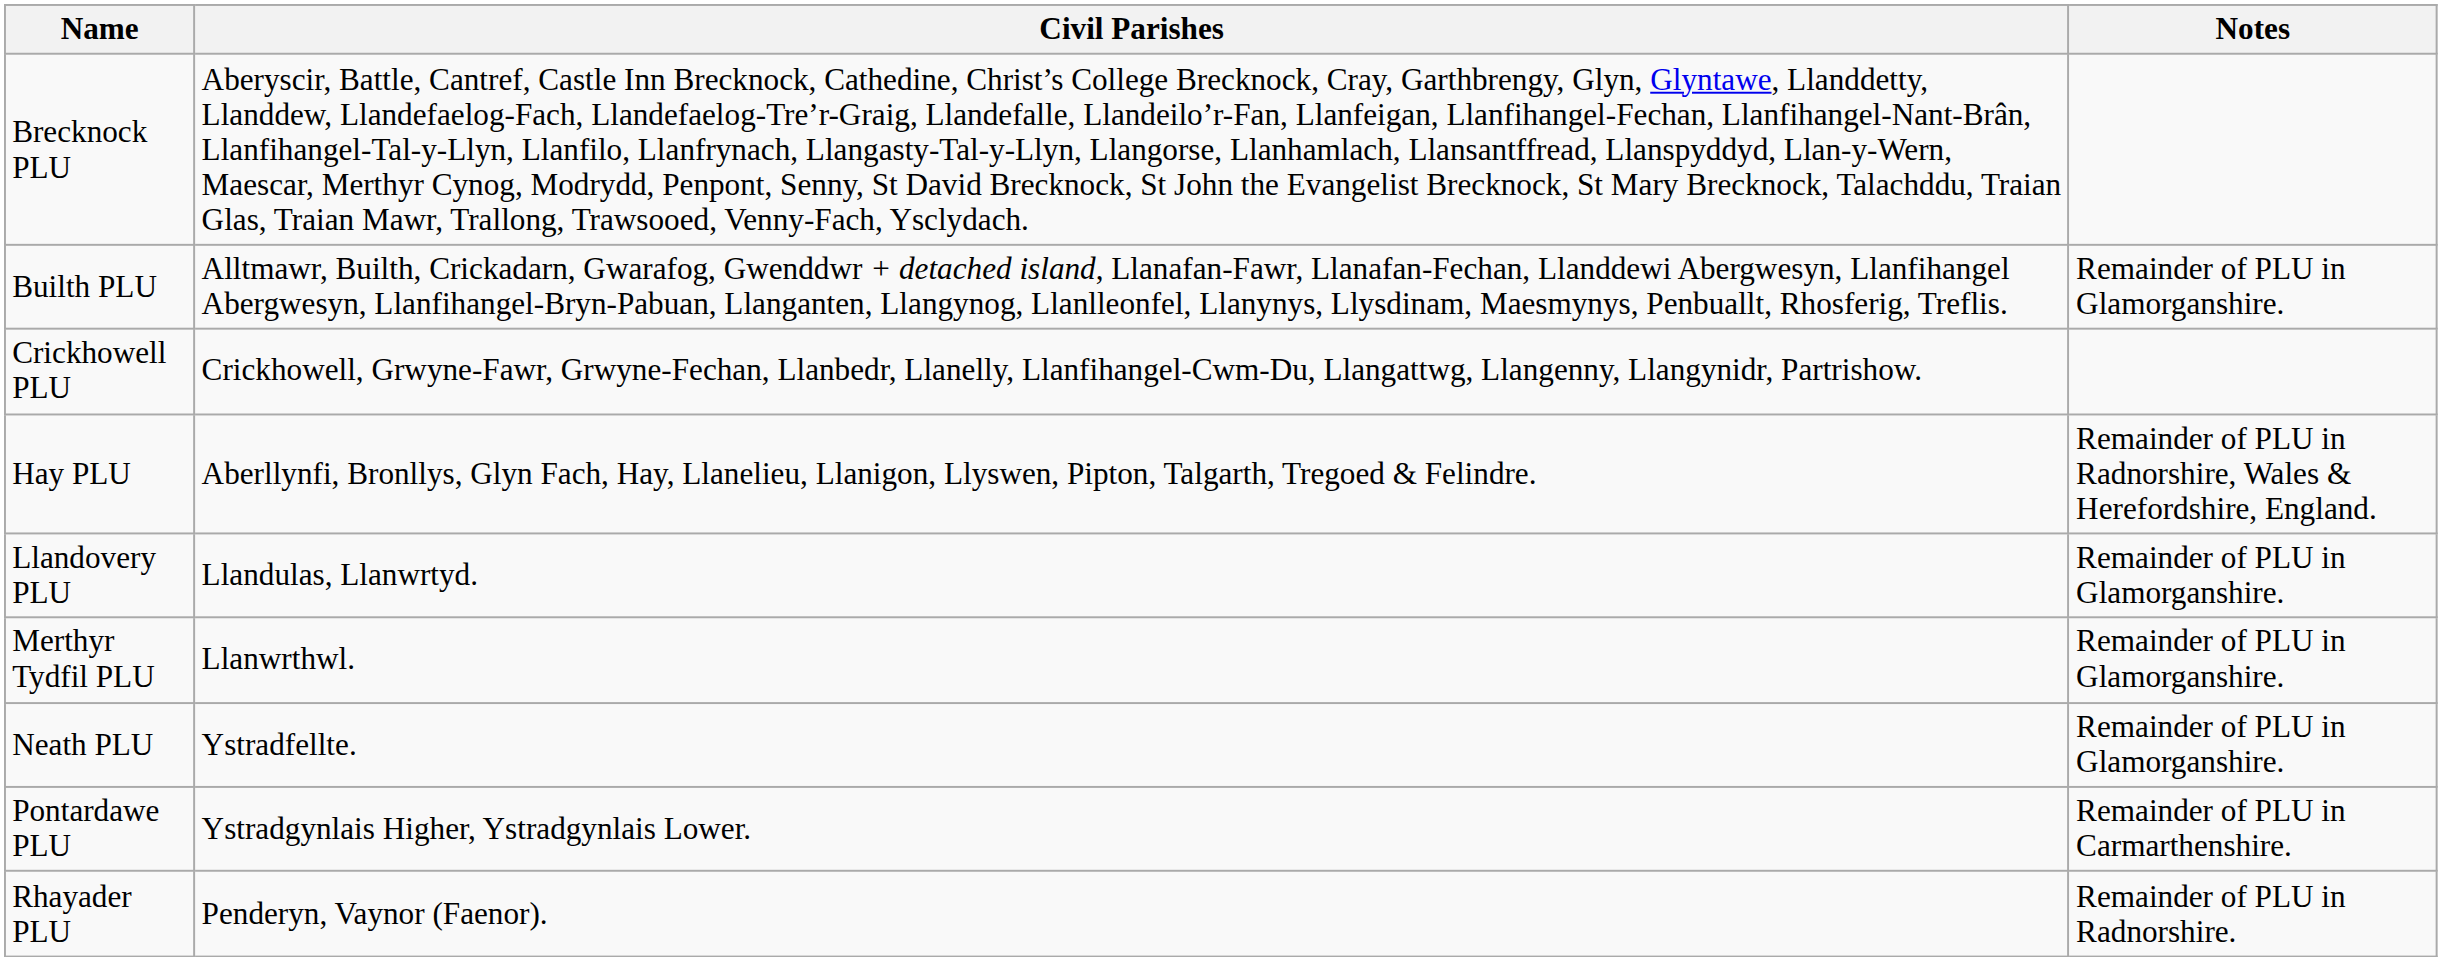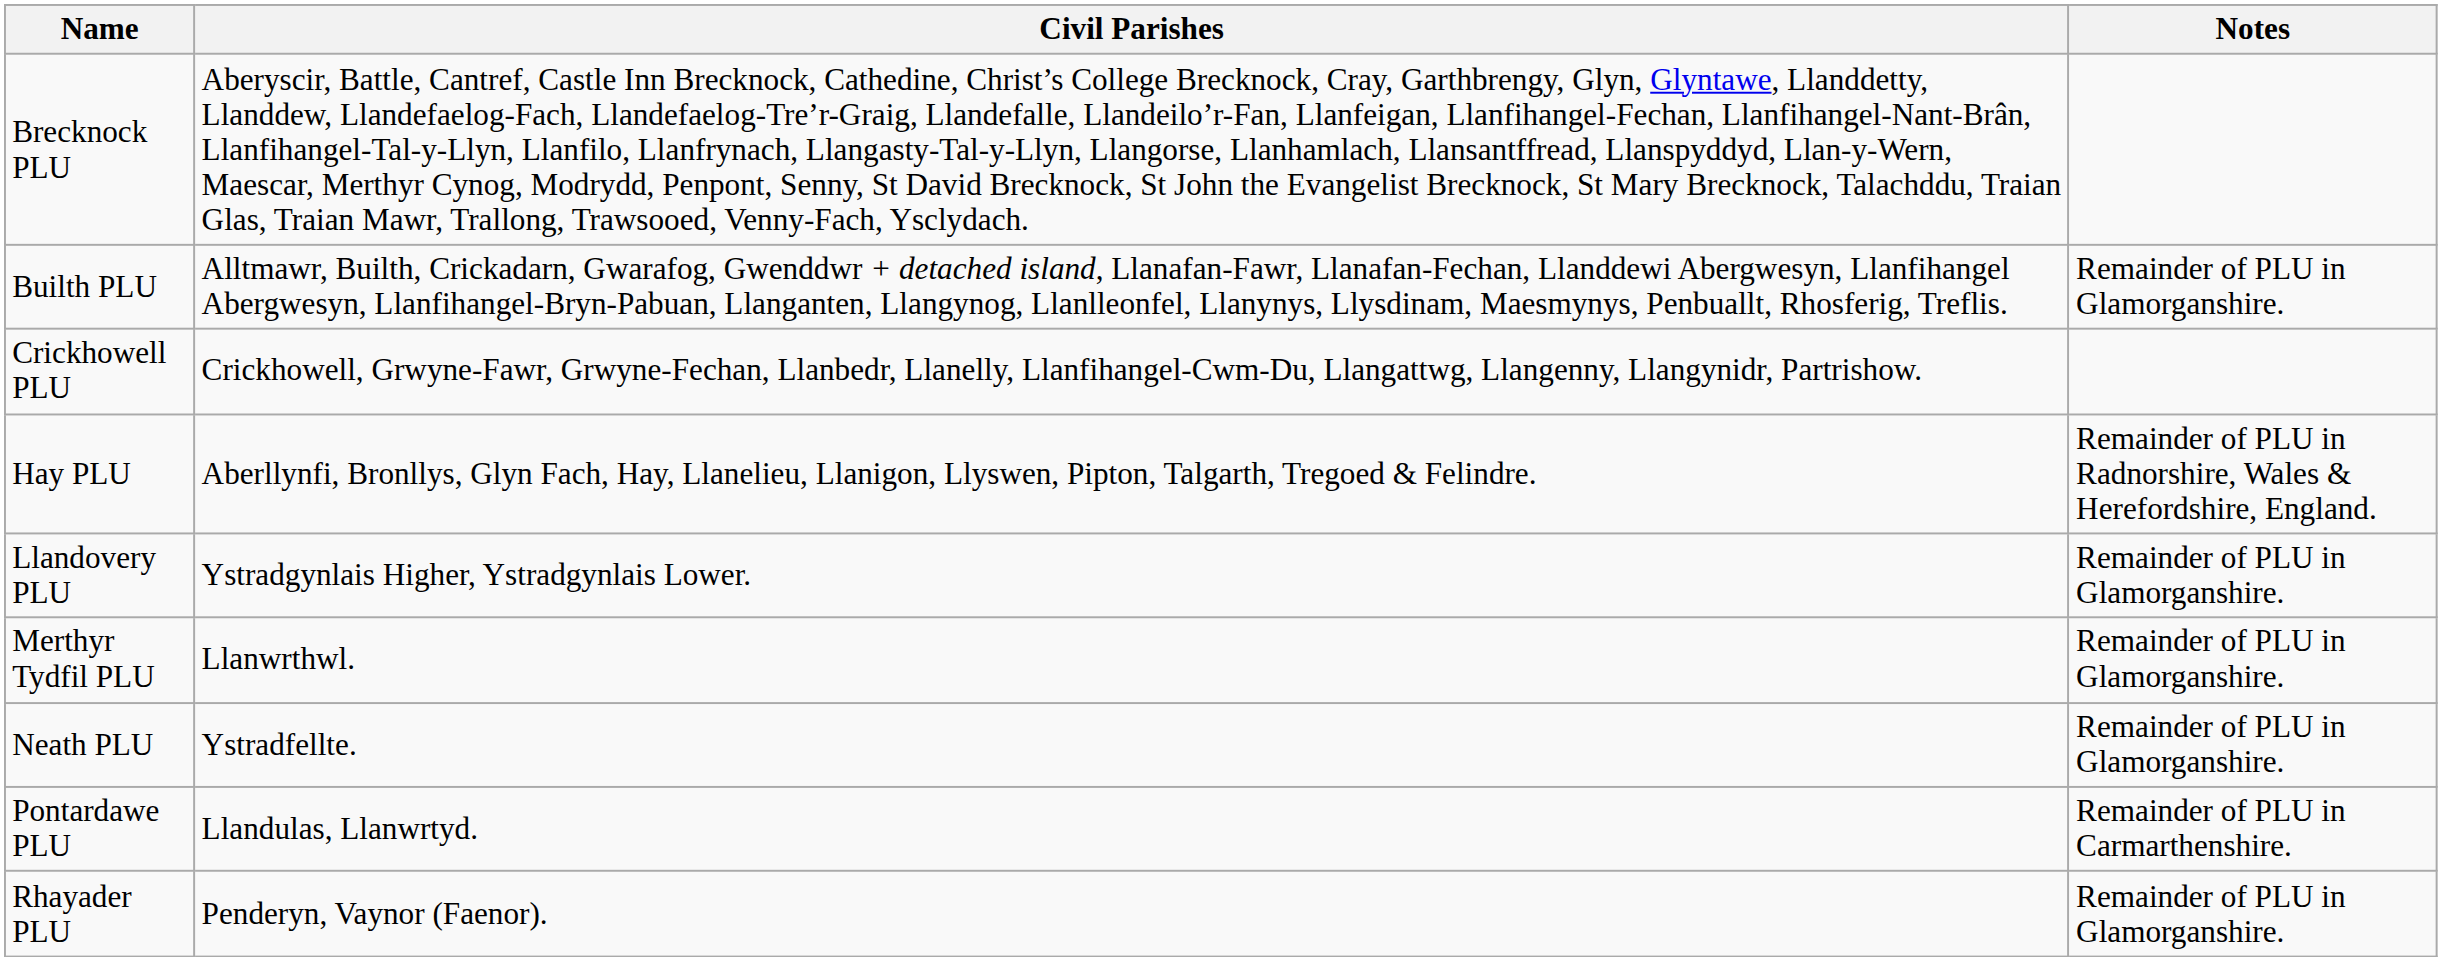(340, 574) Llandulas, Llanwrtyd. -> (476, 574) Ystradgynlais Higher, Ystradgynlais Lower.
(476, 828) Ystradgynlais Higher, Ystradgynlais Lower. -> (340, 828) Llandulas, Llanwrtyd.
(2211, 913) Remainder of PLU in Radnorshire. -> (2211, 913) Remainder of PLU in Glamorganshire.
